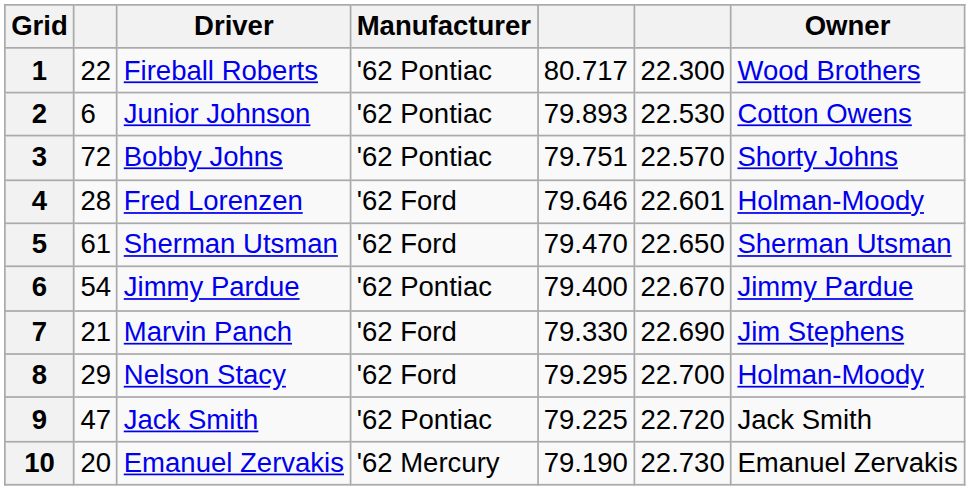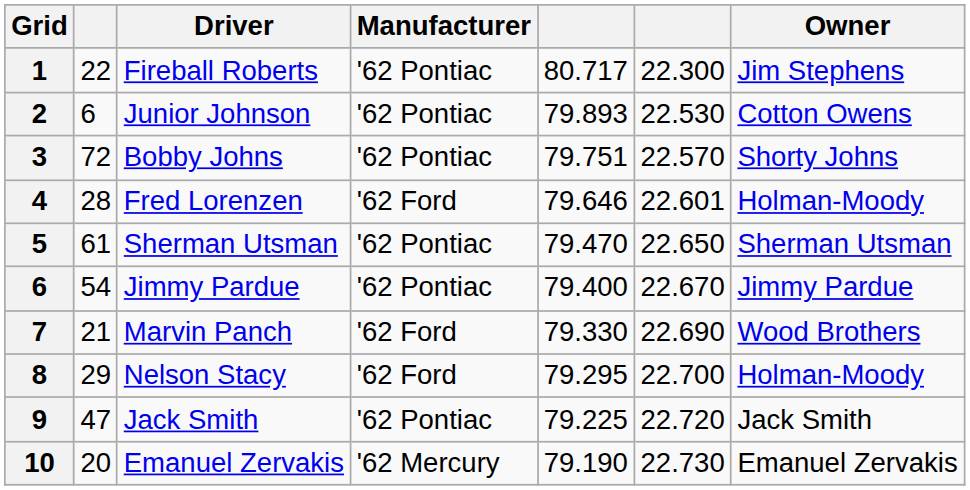(829, 69) Wood Brothers -> (821, 69) Jim Stephens
(407, 244) '62 Ford -> (424, 244) '62 Pontiac
(821, 331) Jim Stephens -> (829, 331) Wood Brothers
